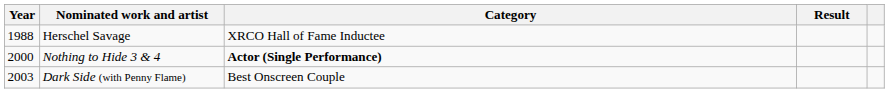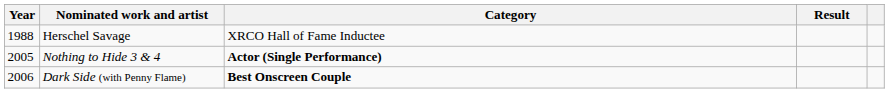(21, 56) 2000 -> (21, 56) 2005
(21, 77) 2003 -> (21, 77) 2006
(286, 77) normal -> (289, 77) bold
